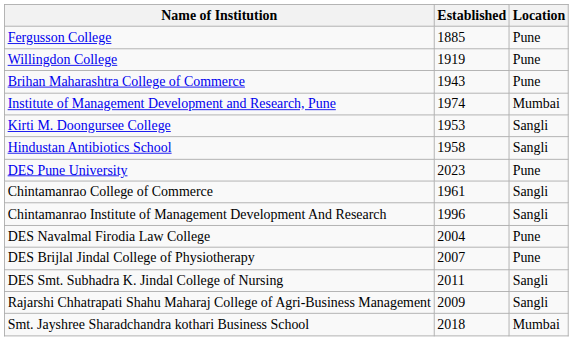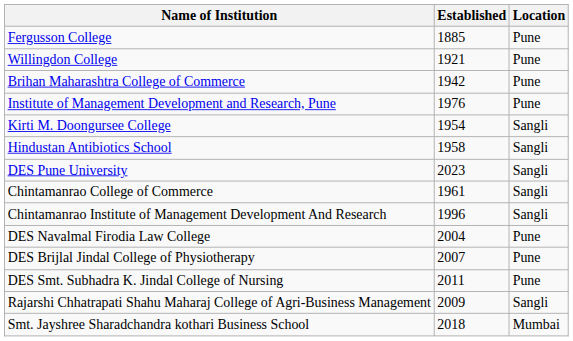(451, 59) 1919 -> (451, 59) 1921
(451, 81) 1943 -> (451, 81) 1942
(451, 103) 1974 -> (451, 103) 1976
(536, 103) Mumbai -> (527, 103) Pune
(451, 125) 1953 -> (451, 125) 1954
(527, 170) Pune -> (530, 170) Sangli
(530, 280) Sangli -> (527, 280) Pune
